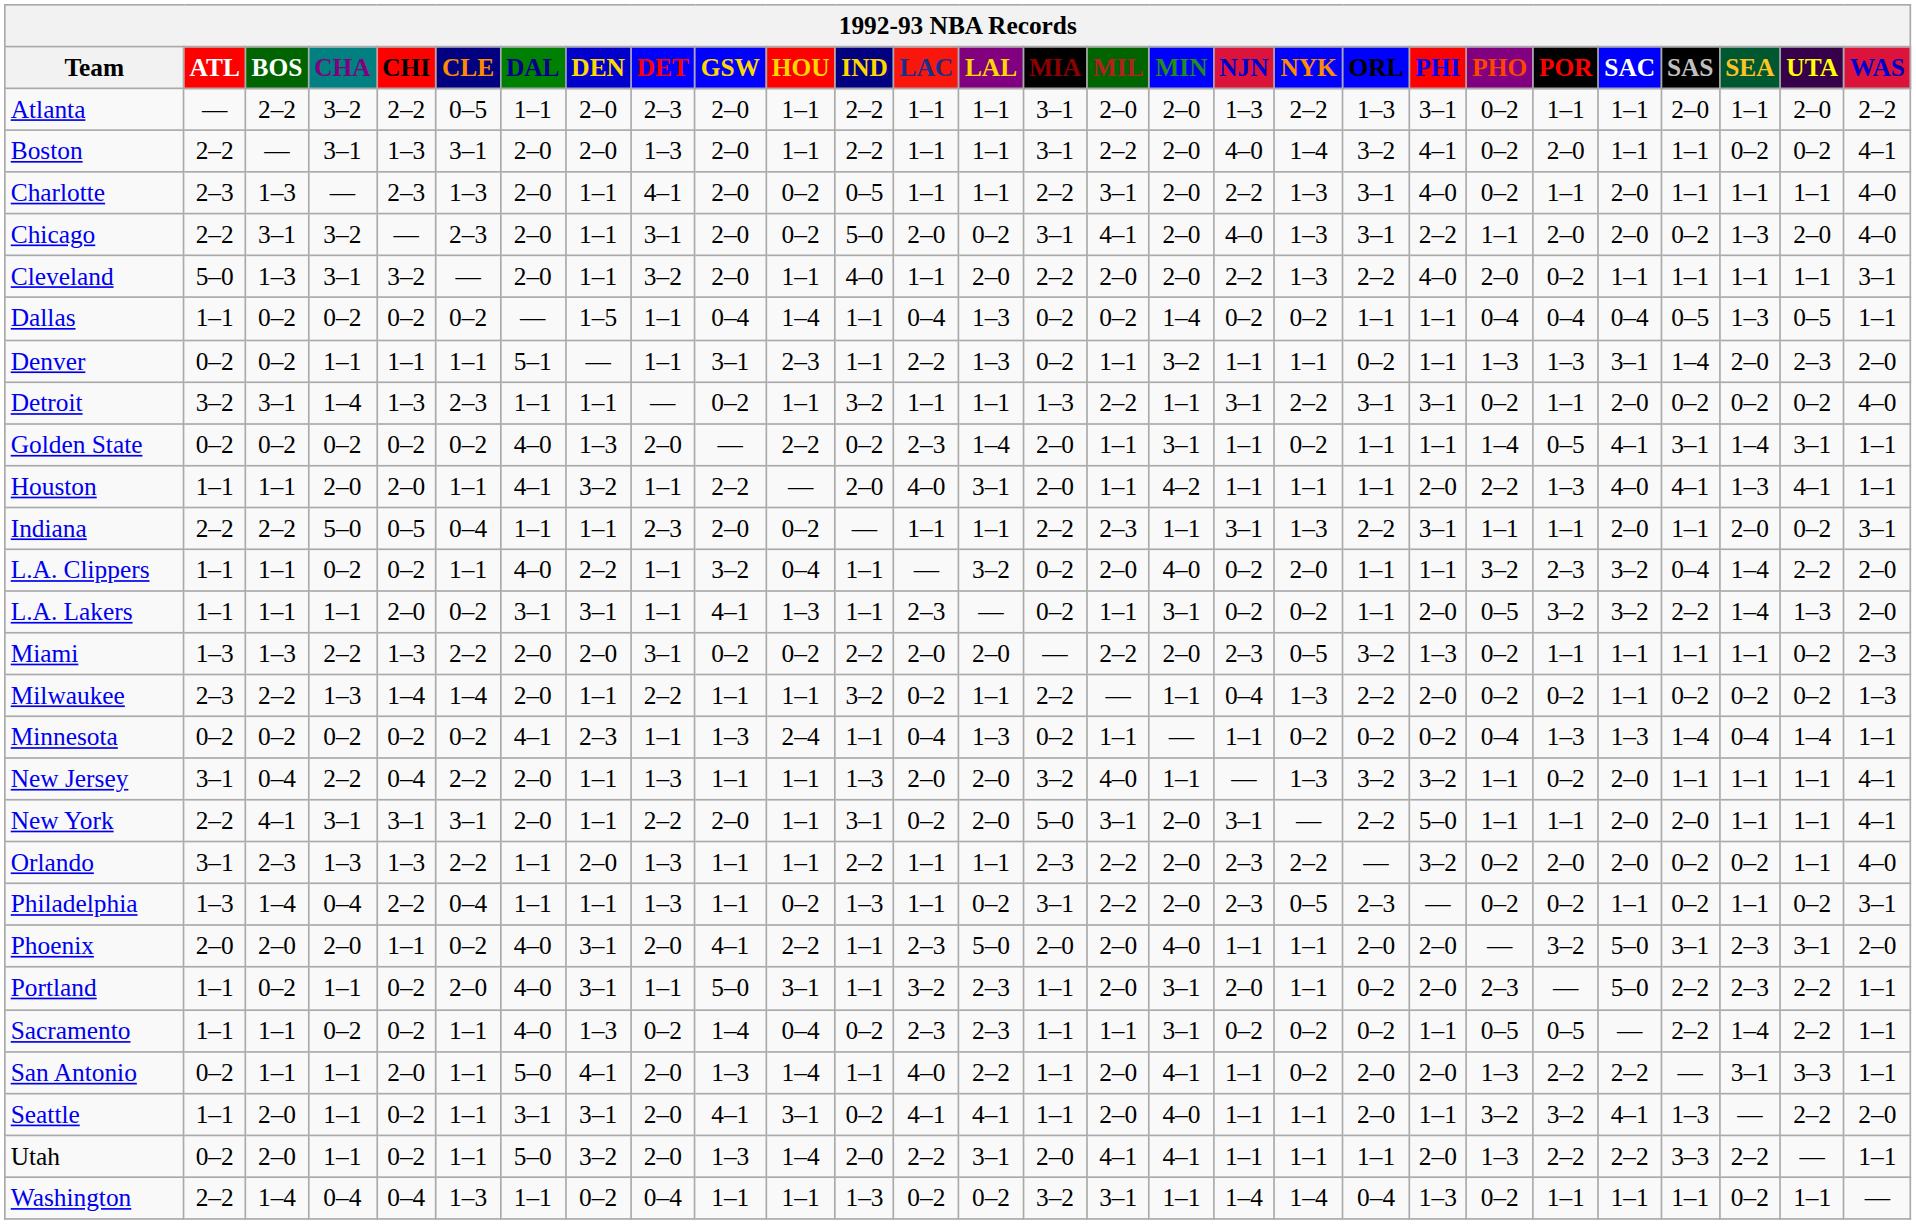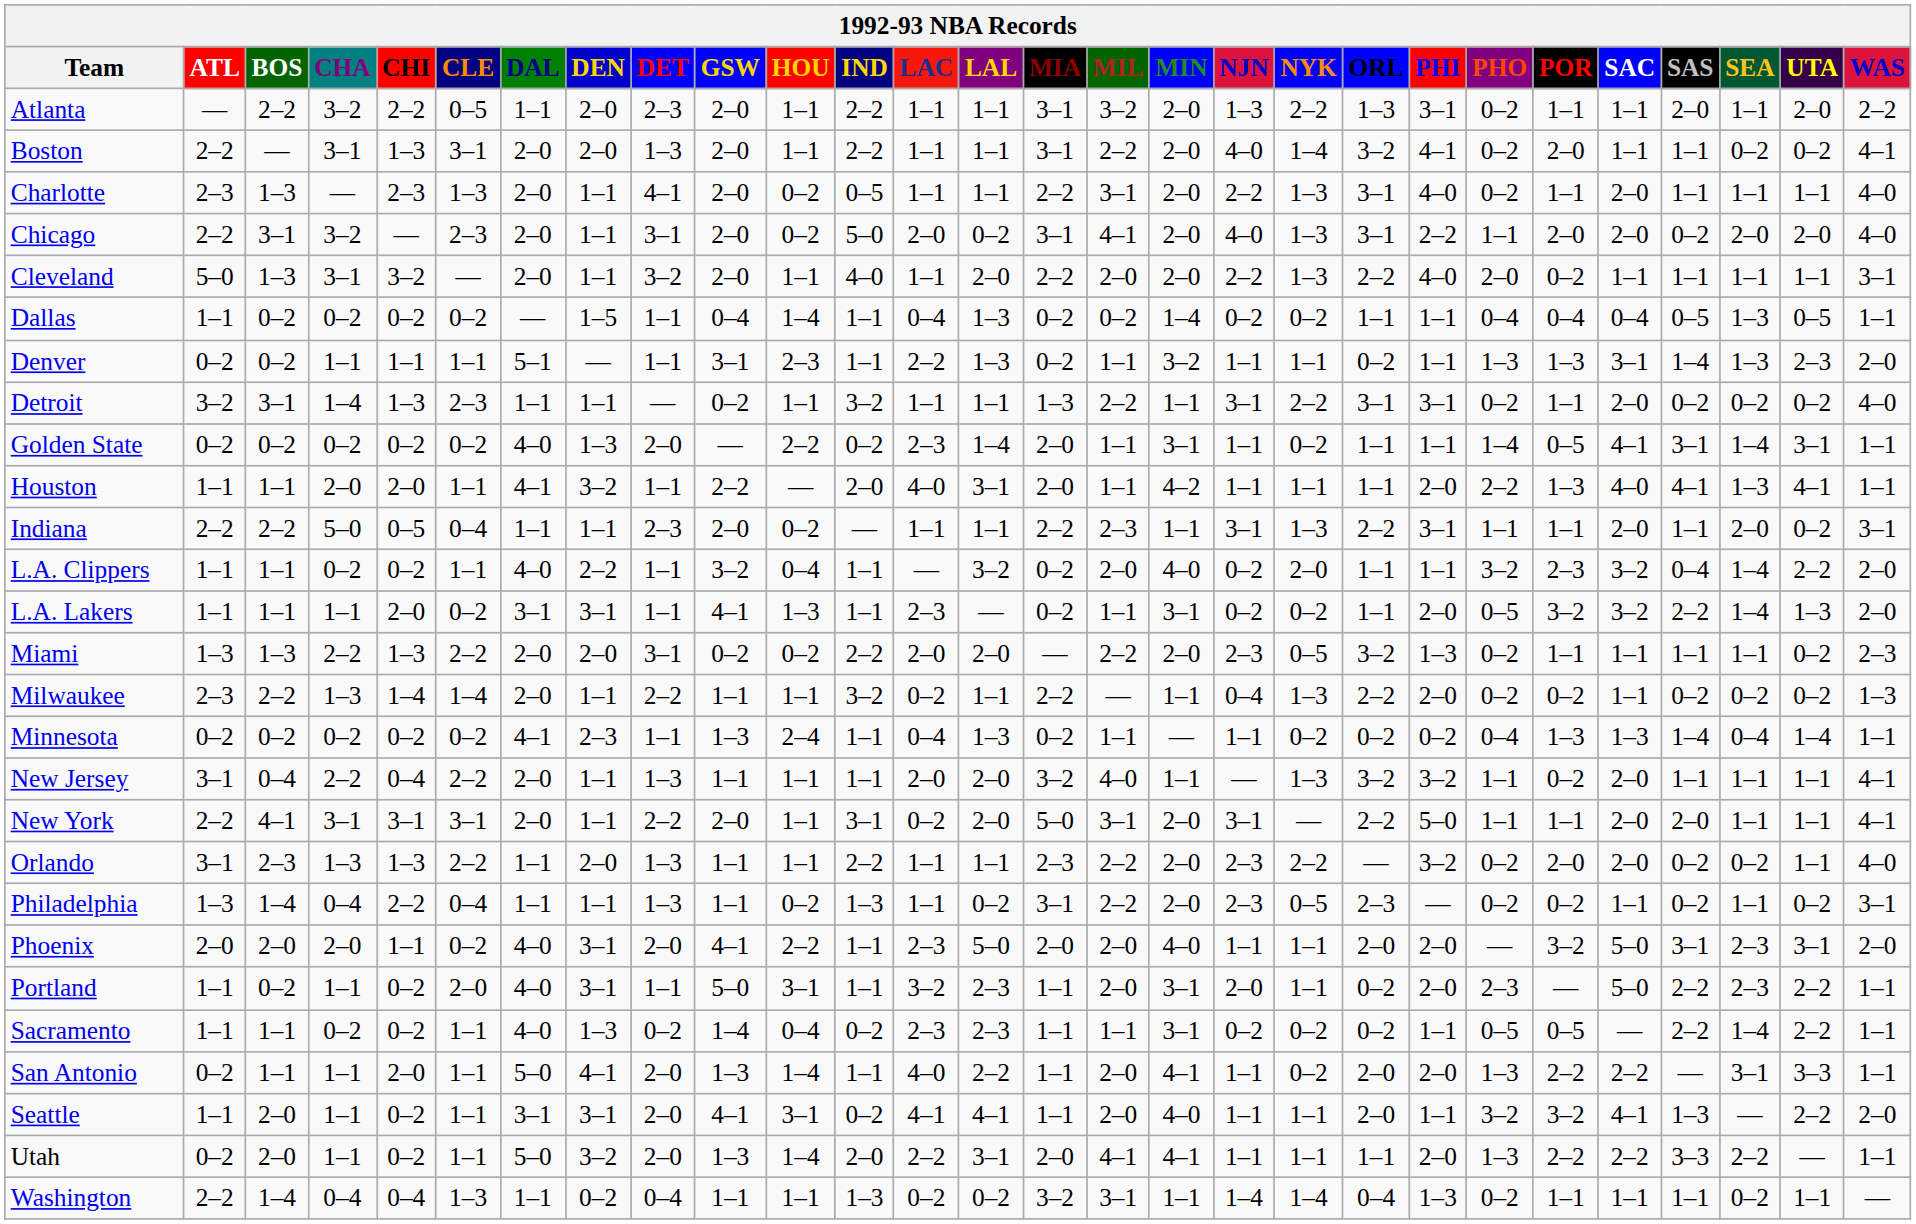(1118, 109) 2–0 -> (1118, 109) 3–2
(1750, 234) 1–3 -> (1750, 234) 2–0
(1750, 360) 2–0 -> (1750, 360) 1–3
(865, 778) 1–3 -> (865, 778) 1–1
